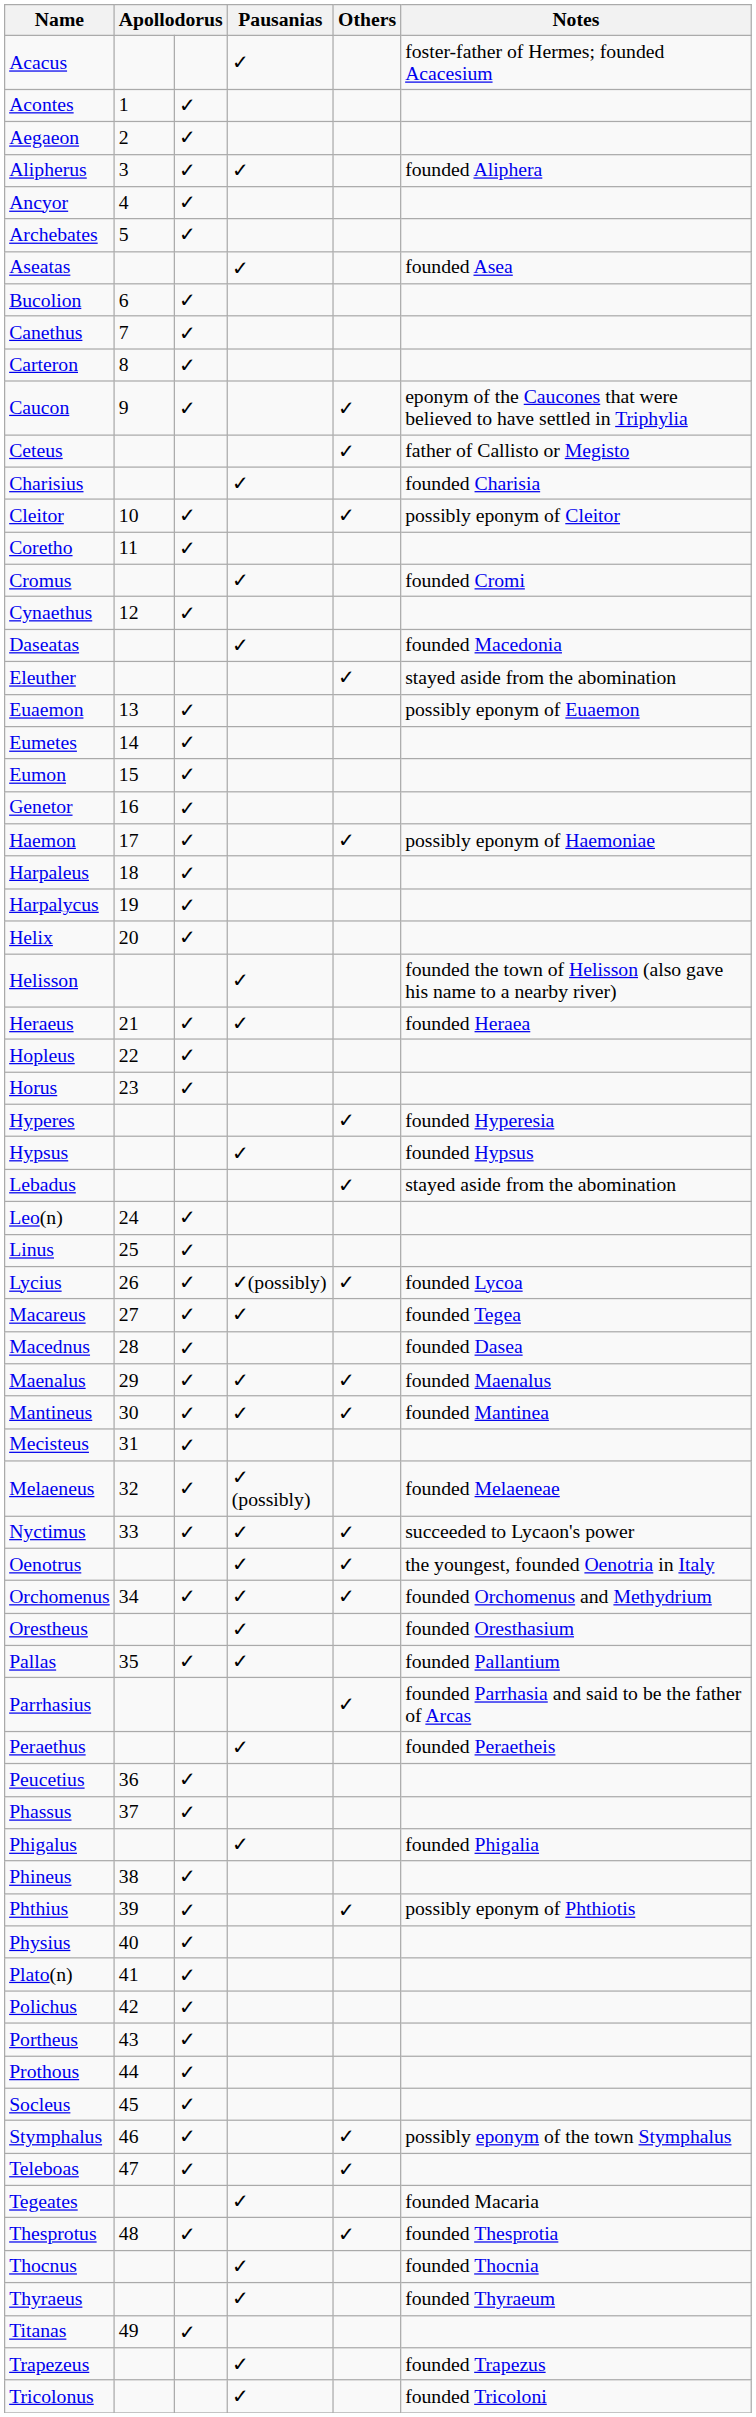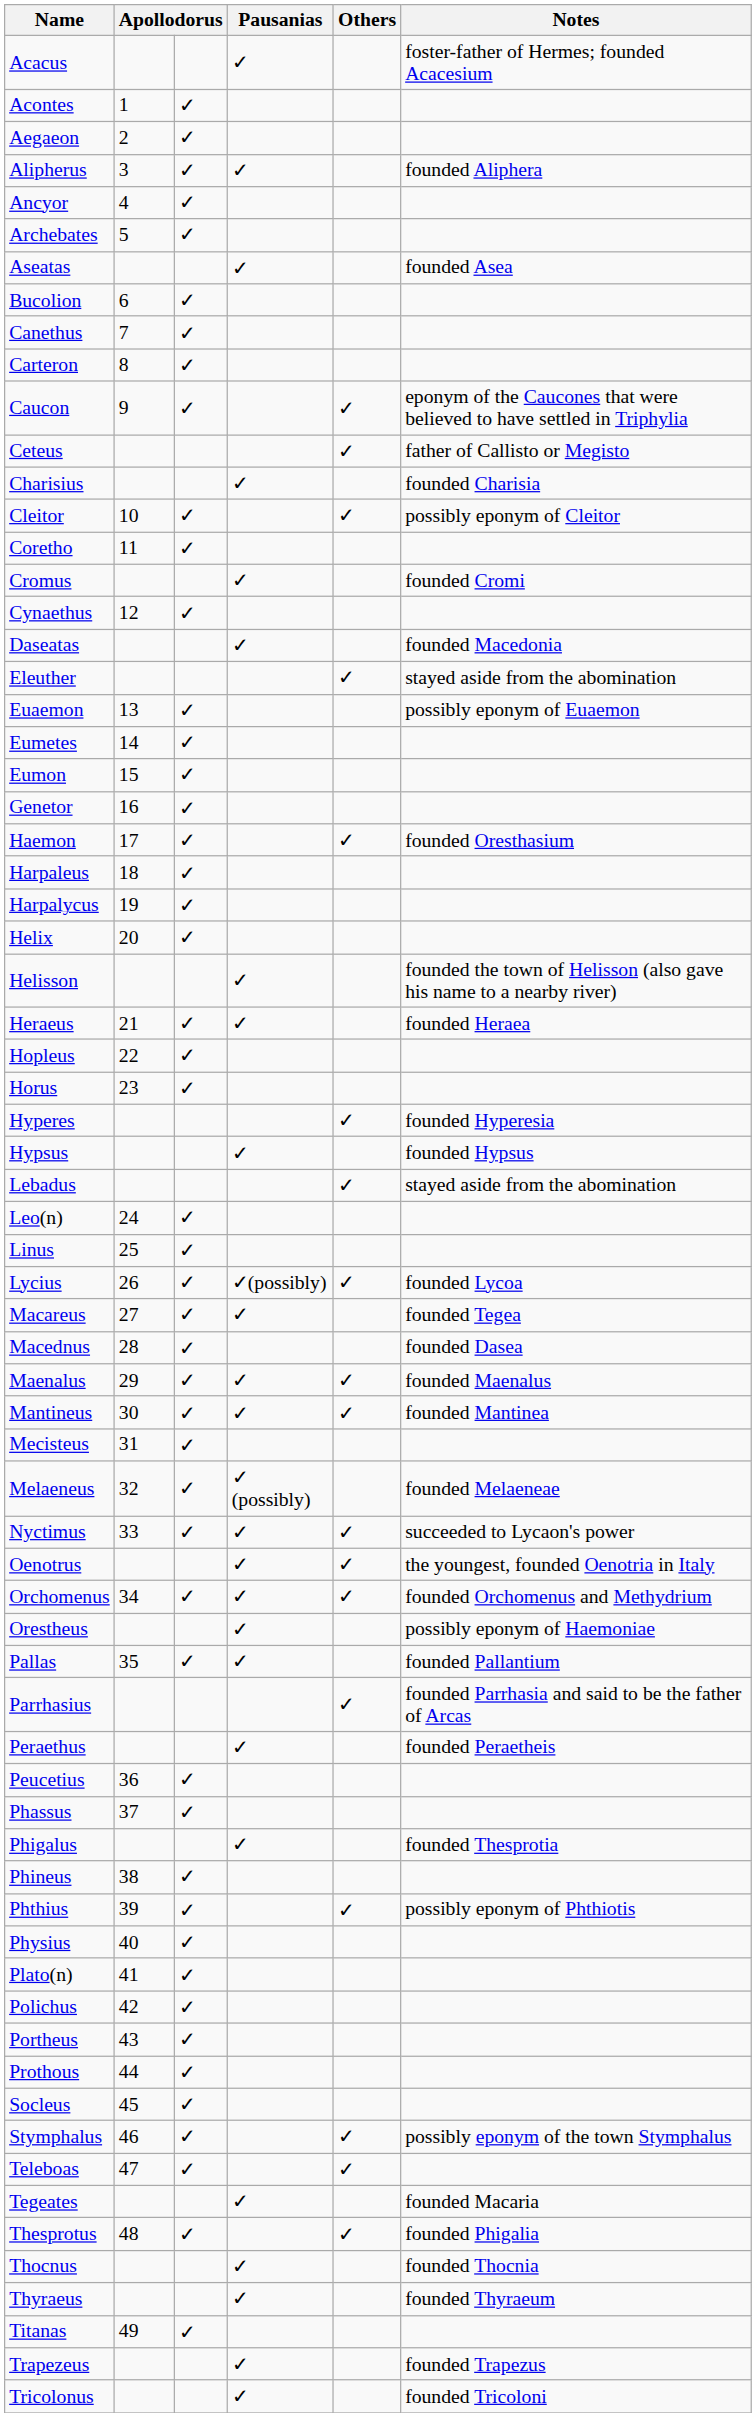(530, 839) possibly eponym of Haemoniae -> (490, 839) founded Oresthasium
(490, 1629) founded Oresthasium -> (530, 1629) possibly eponym of Haemoniae
(472, 1844) founded Phigalia -> (482, 1844) founded Thesprotia
(482, 2233) founded Thesprotia -> (472, 2233) founded Phigalia
